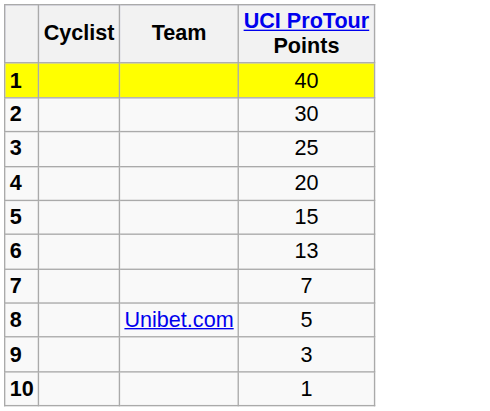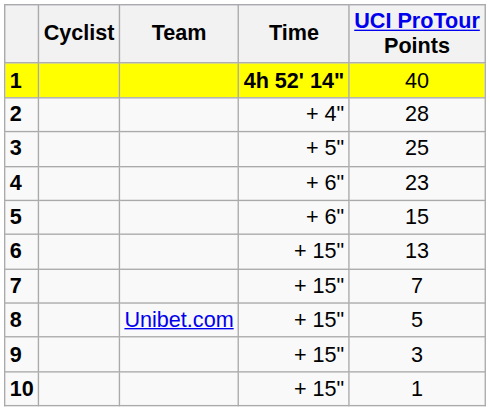+ column: (294, 33)
(306, 114) 30 -> (417, 114) 28
(306, 182) 20 -> (417, 182) 23
